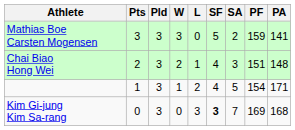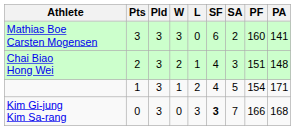(216, 36) 5 -> (216, 36) 6
(256, 36) 159 -> (256, 36) 160
(256, 111) 169 -> (256, 111) 166
